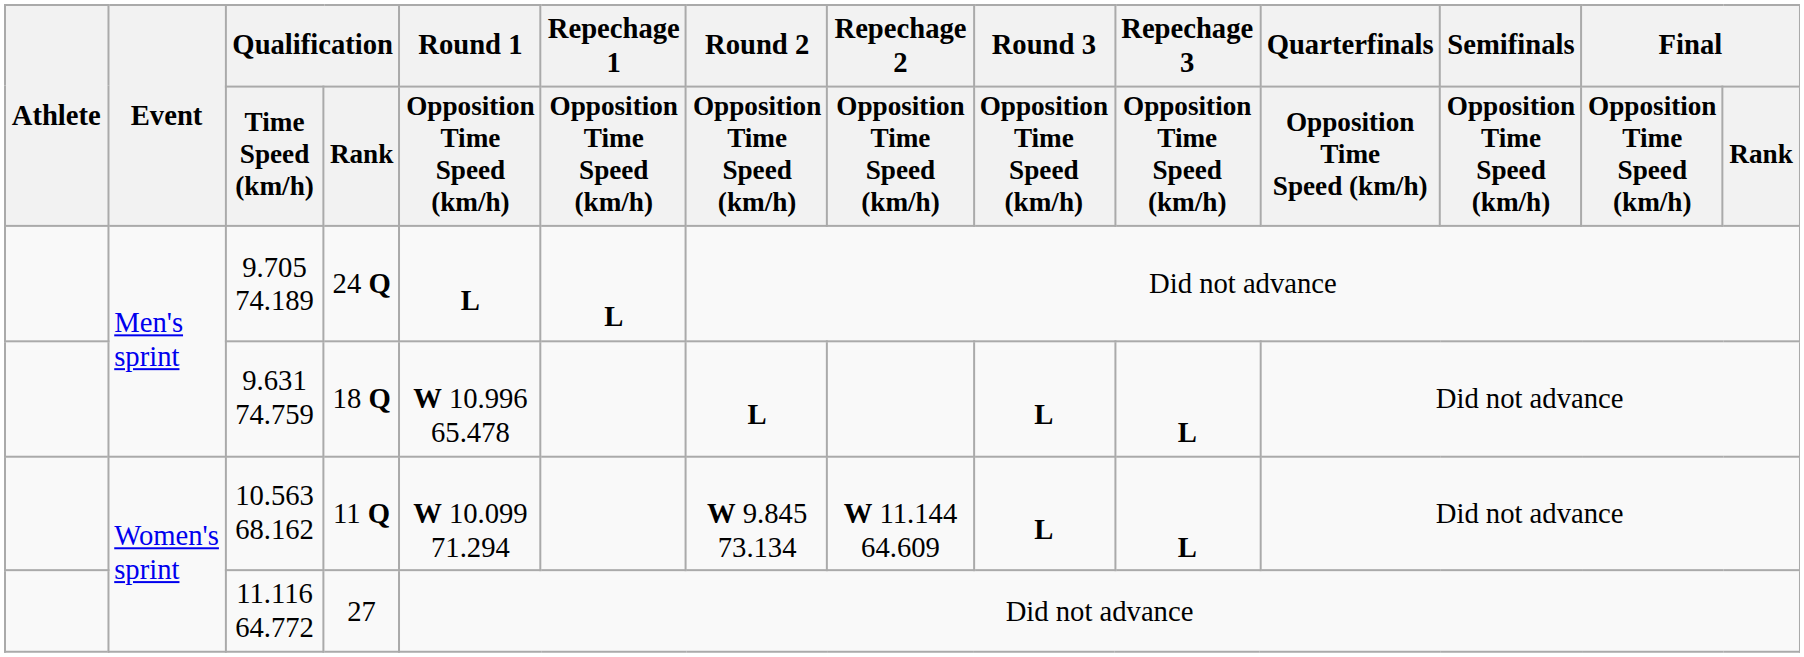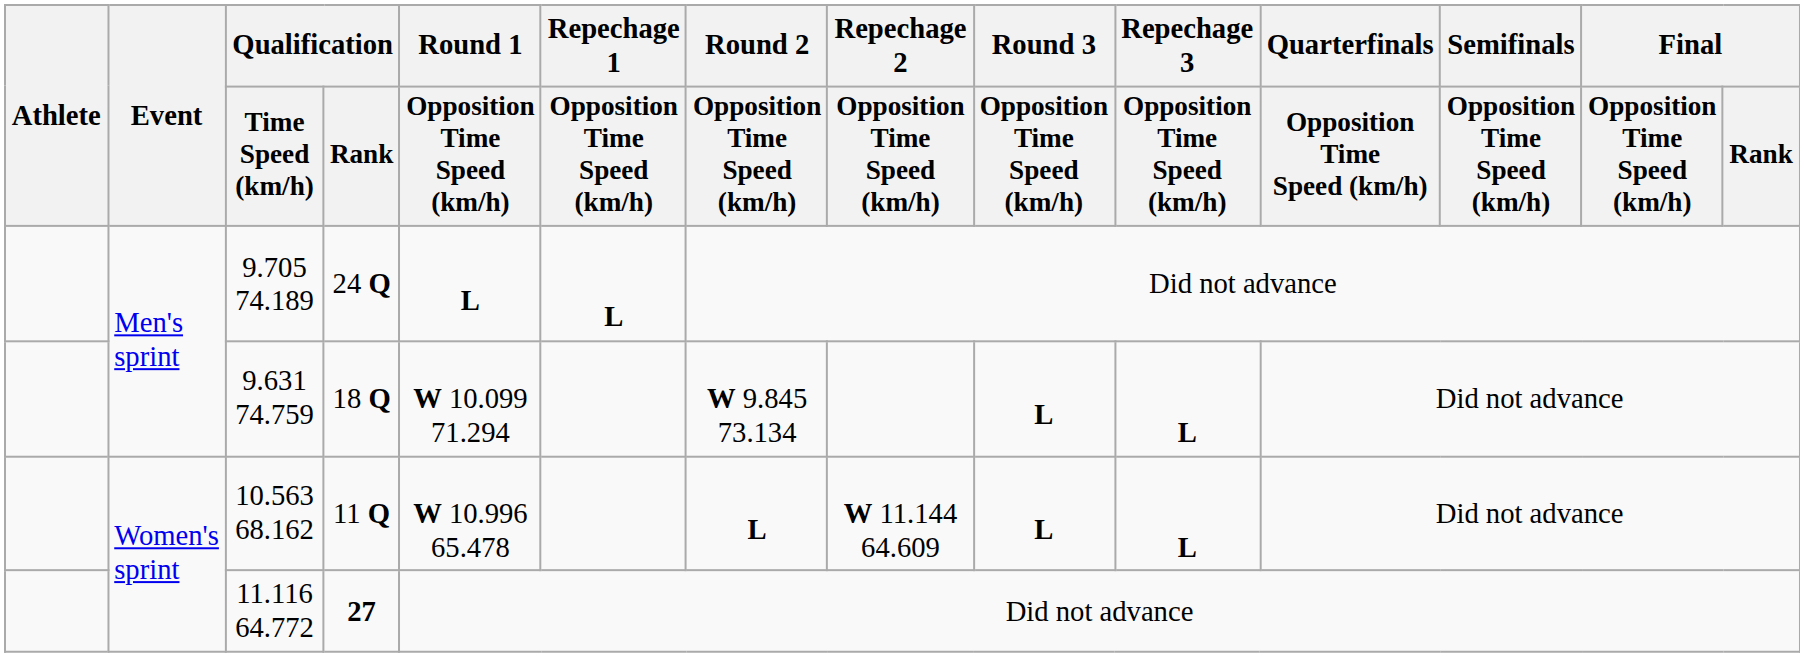(470, 415) W 10.996 65.478 -> (470, 415) W 10.099 71.294
(757, 415) L -> (757, 415) W 9.845 73.134
(470, 530) W 10.099 71.294 -> (470, 530) W 10.996 65.478
(757, 530) W 9.845 73.134 -> (757, 530) L
(362, 611) normal -> (362, 611) bold
